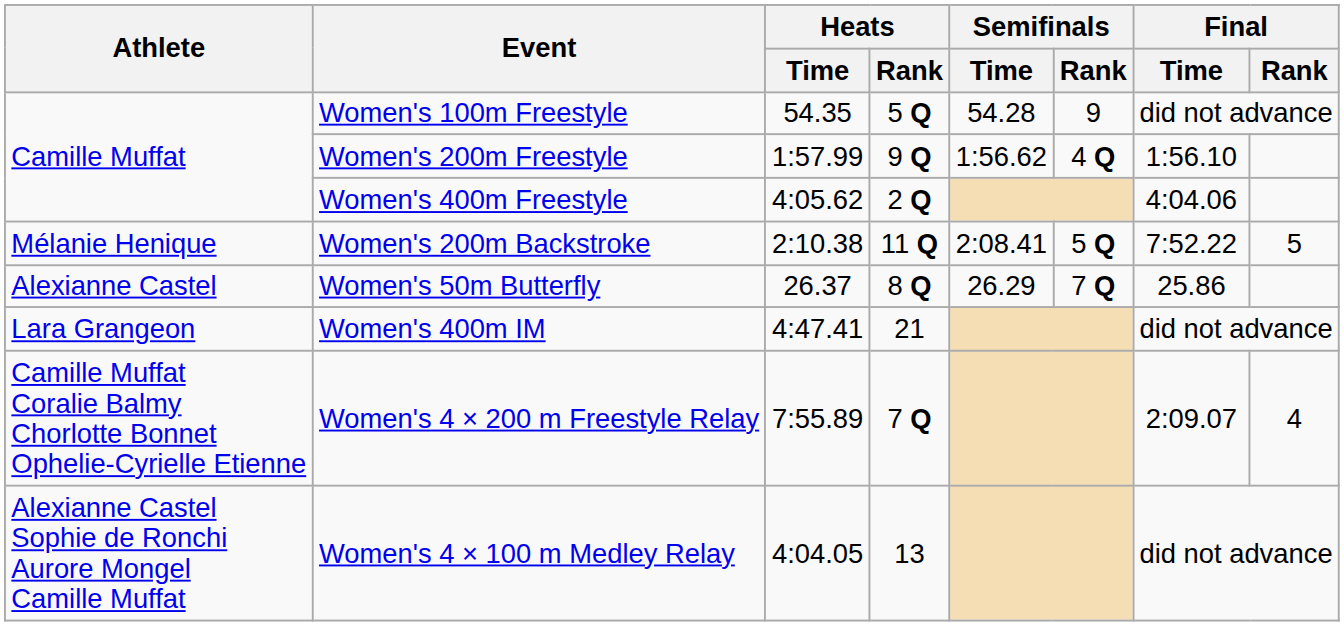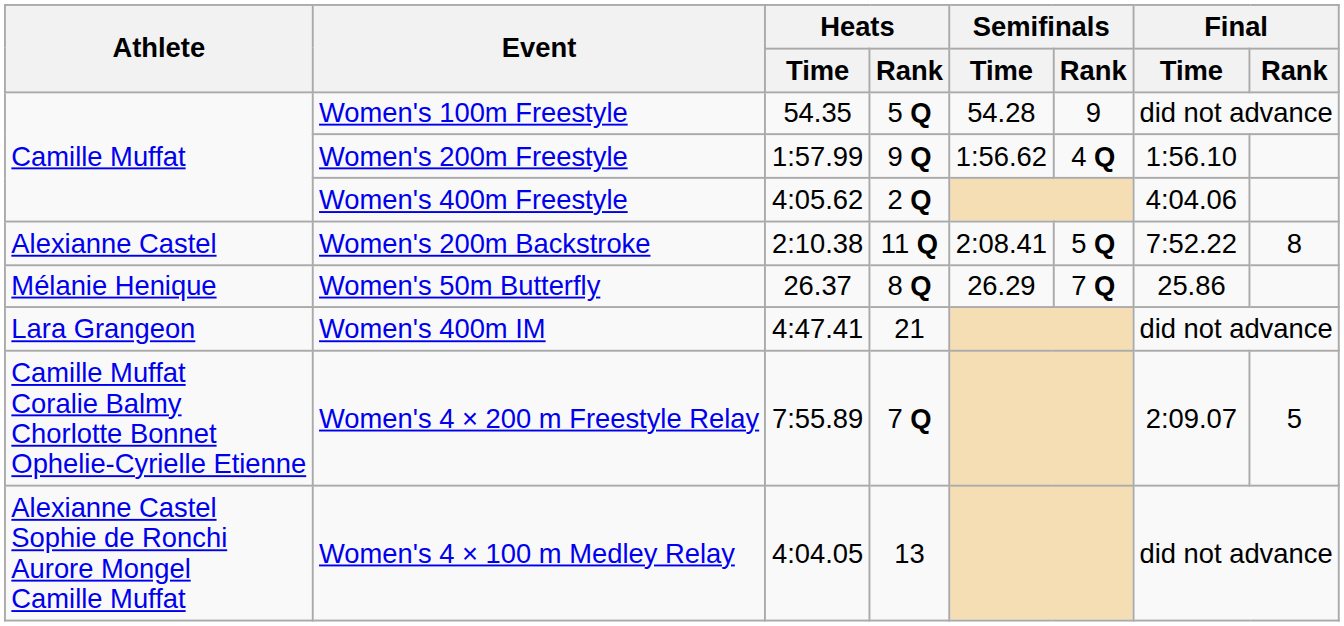(114, 243) Mélanie Henique -> (114, 243) Alexianne Castel
(1294, 243) 5 -> (1294, 243) 8
(114, 286) Alexianne Castel -> (114, 286) Mélanie Henique
(1294, 418) 4 -> (1294, 418) 5
